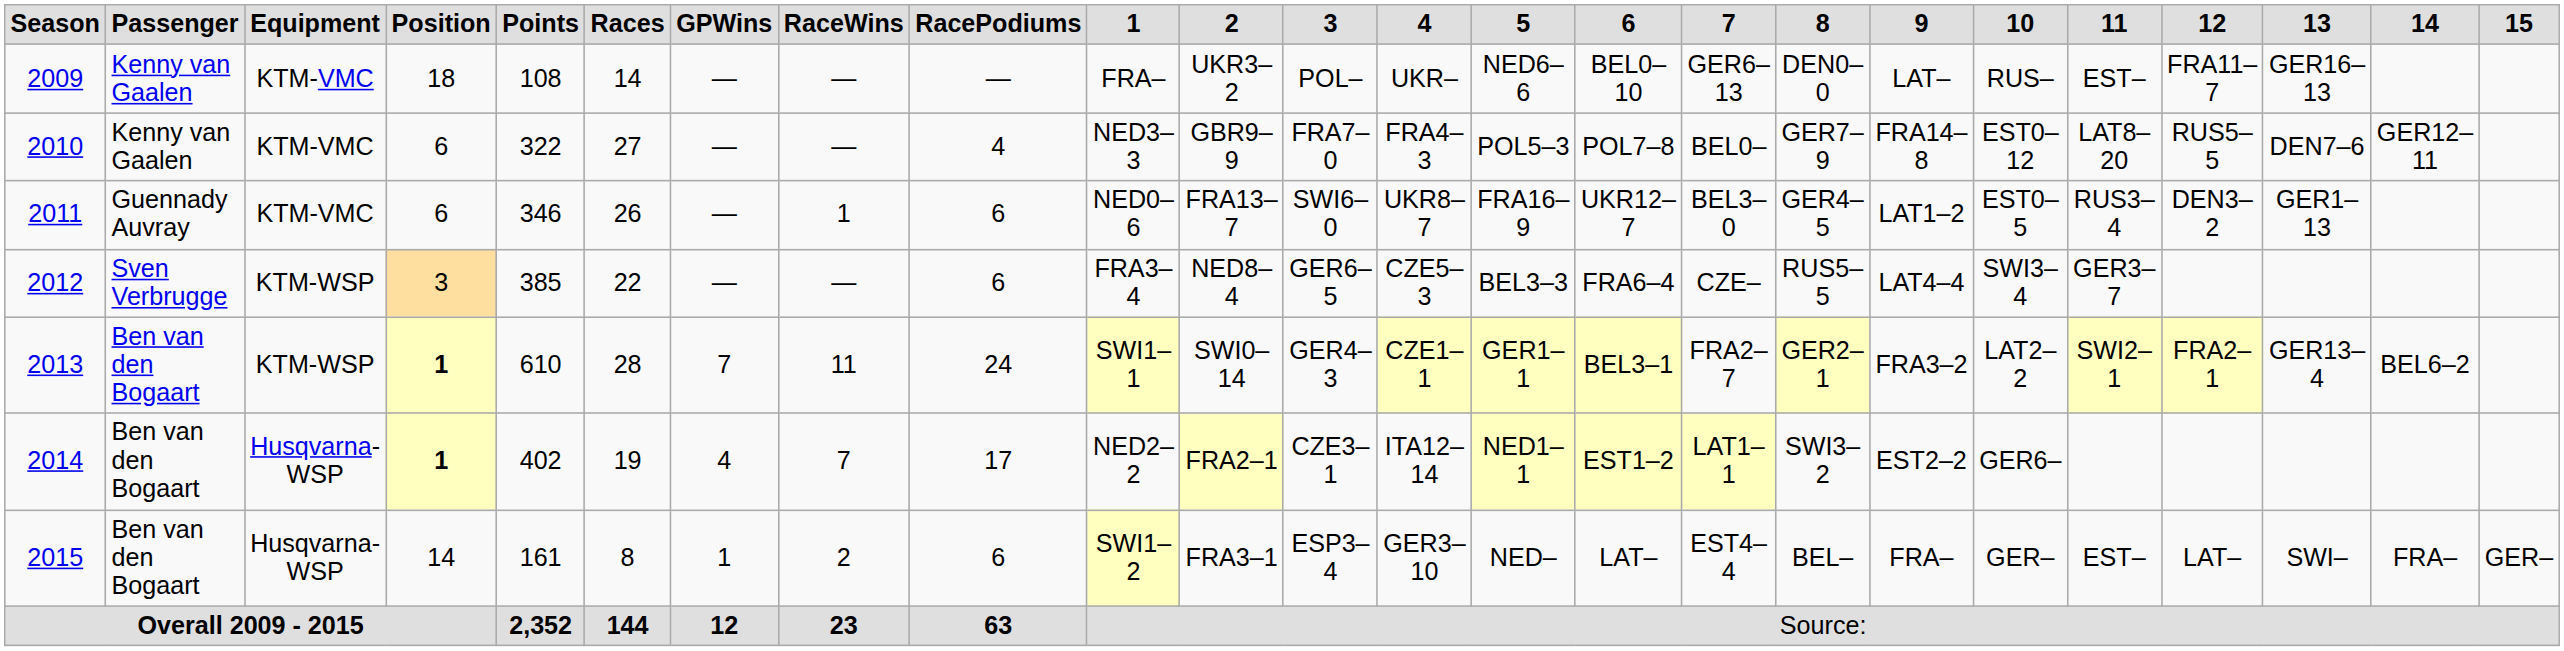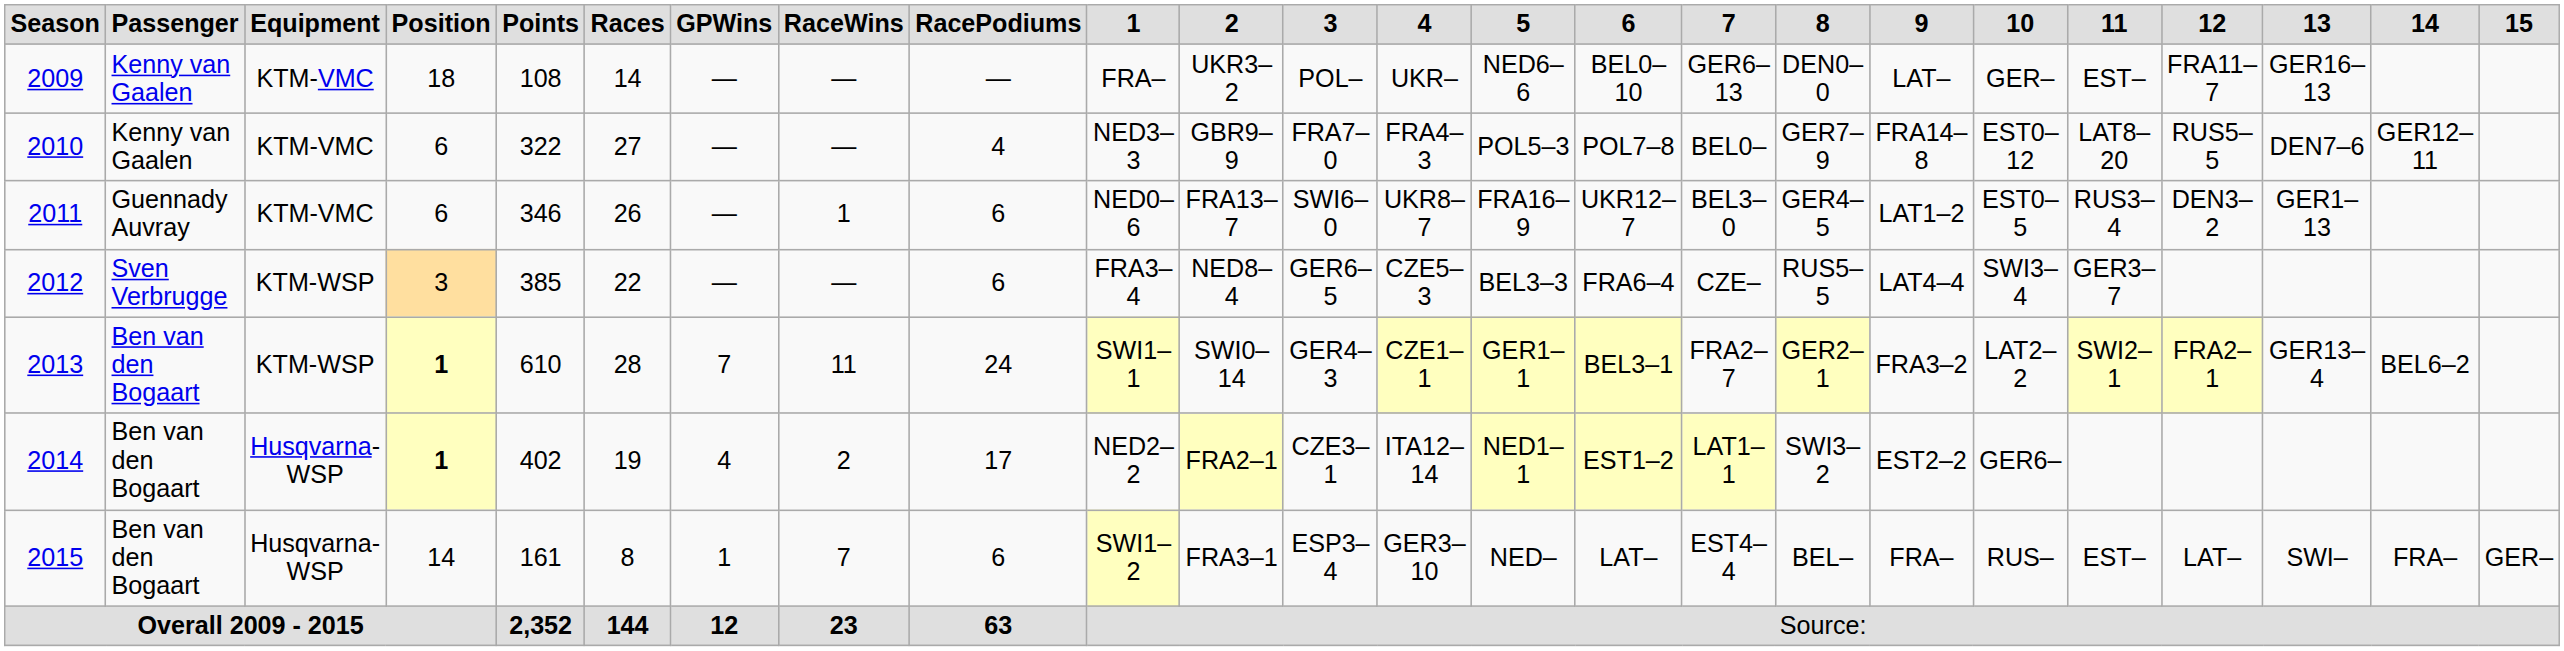(2020, 78) RUS– -> (2020, 78) GER–
(844, 461) 7 -> (844, 461) 2
(844, 557) 2 -> (844, 557) 7
(2020, 557) GER– -> (2020, 557) RUS–
